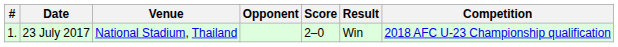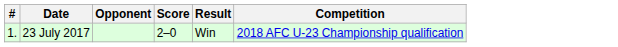- column: (166, 14)
